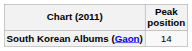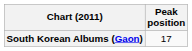(166, 38) 14 -> (166, 38) 17
